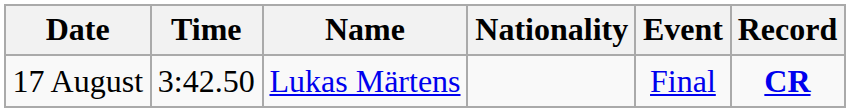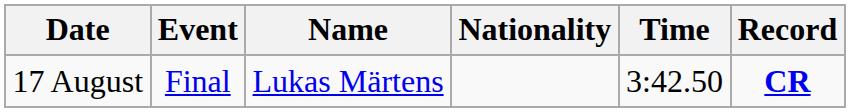columns swapped: (683, 29) <-> (206, 29)
